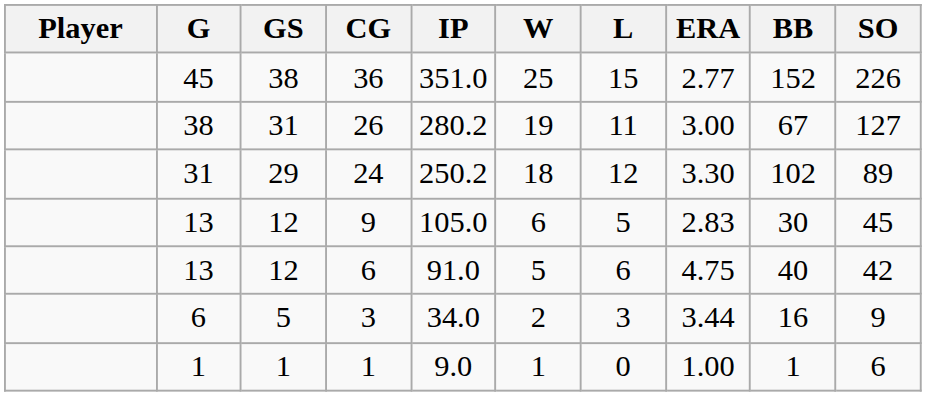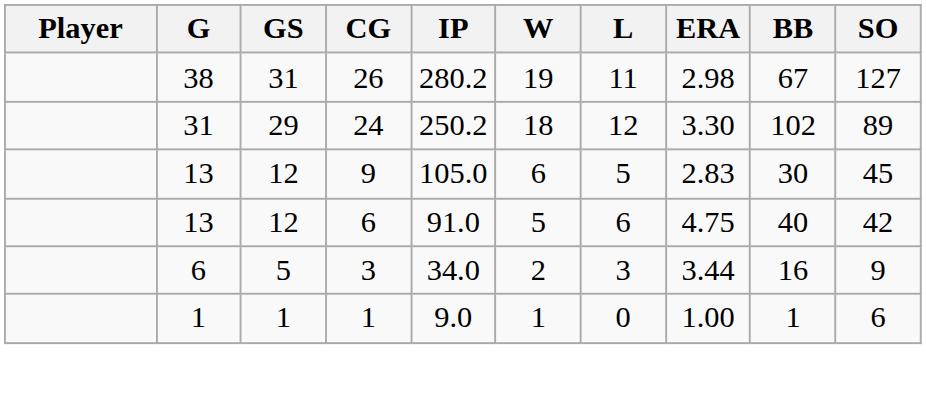- row: (368, 76)
(708, 125) 3.00 -> (708, 76) 2.98
